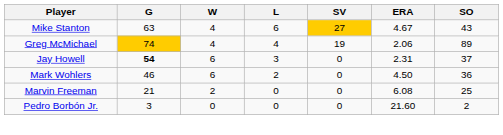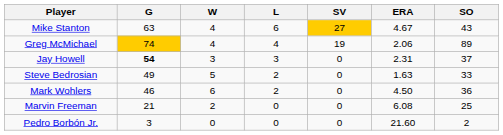(212, 59) 6 -> (212, 59) 3
+ row: (61, 75)
